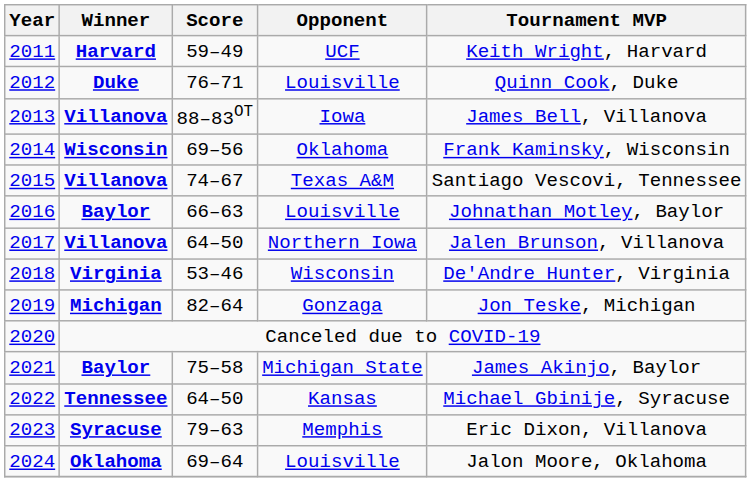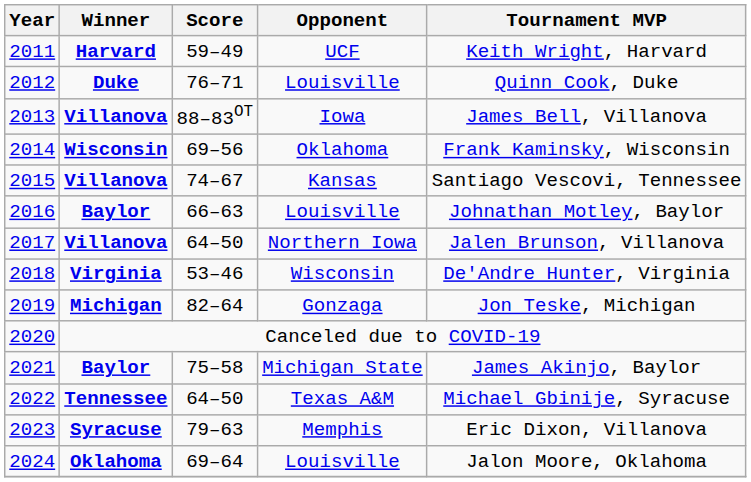(342, 181) Texas A&M -> (342, 181) Kansas
(342, 399) Kansas -> (342, 399) Texas A&M
